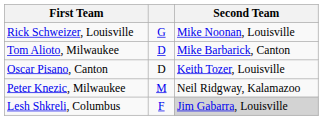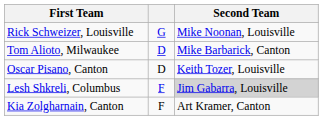- row: (66, 87)
+ row: (65, 106)
